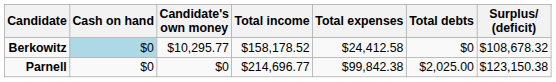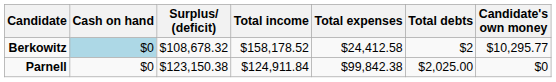columns swapped: (194, 21) <-> (514, 21)
(467, 47) $0 -> (466, 47) $2
(275, 67) $214,696.77 -> (275, 67) $124,911.84
